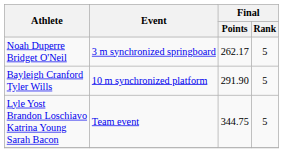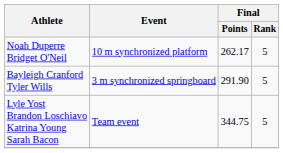(154, 52) 3 m synchronized springboard -> (150, 52) 10 m synchronized platform
(150, 81) 10 m synchronized platform -> (154, 81) 3 m synchronized springboard
